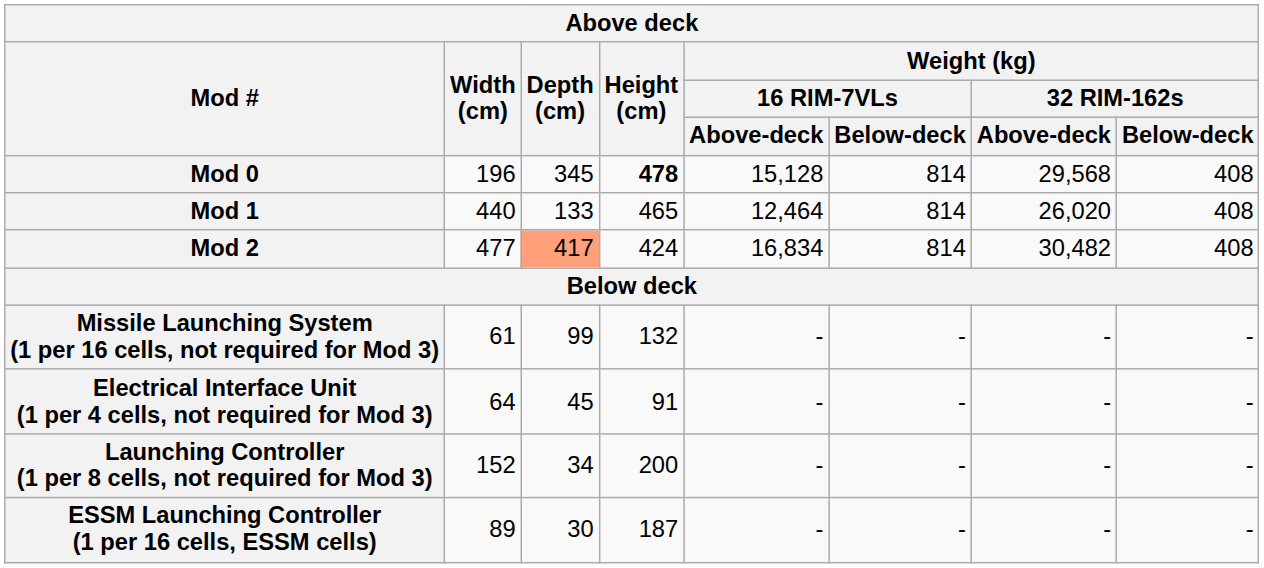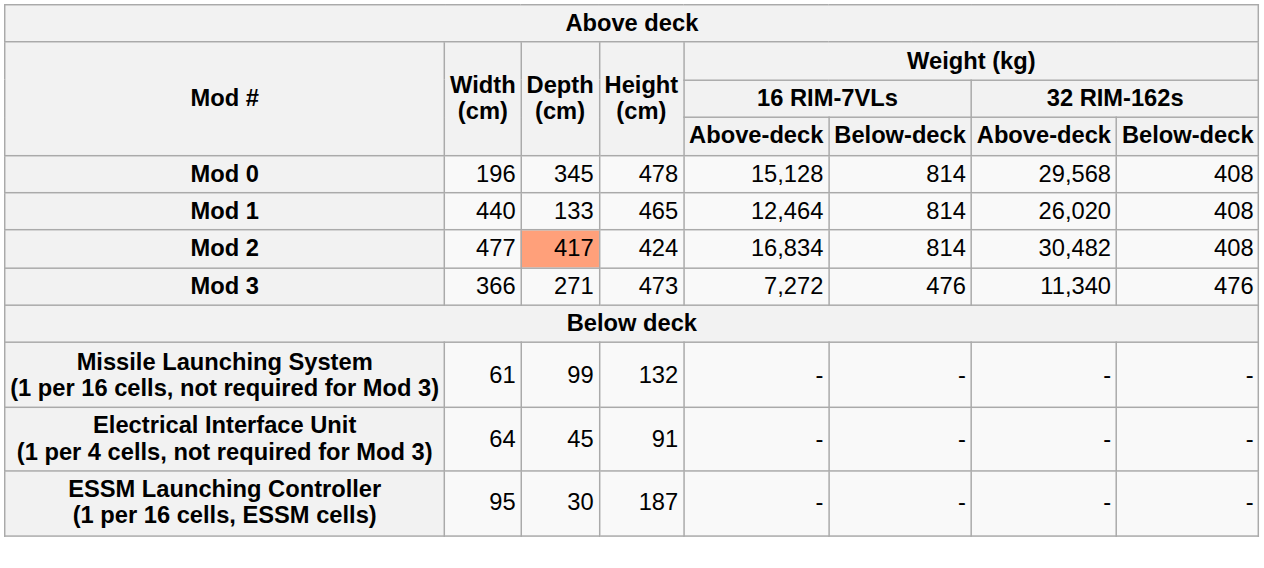(658, 173) bold -> (658, 173) normal
+ row: (225, 286)
- row: (225, 465)
(502, 529) 89 -> (502, 502) 95
